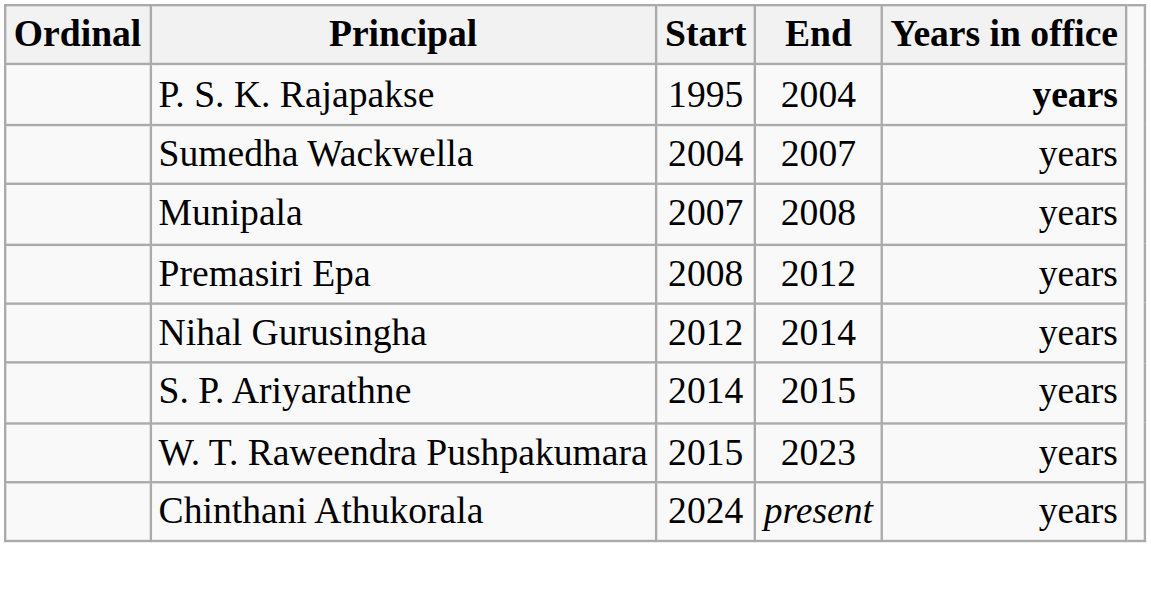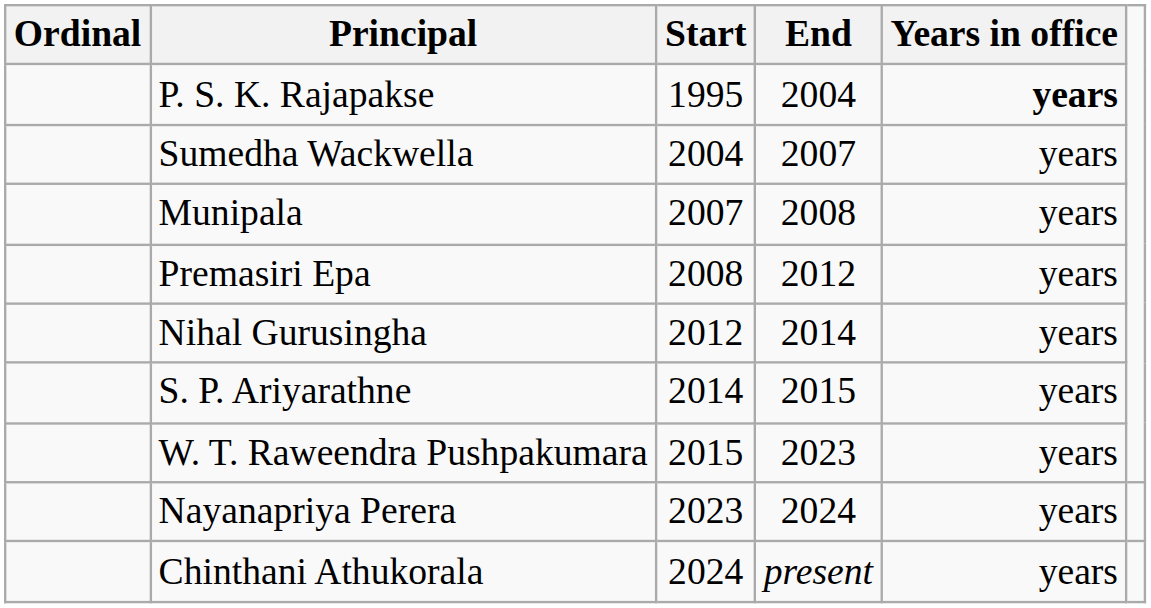+ row: (307, 511)
